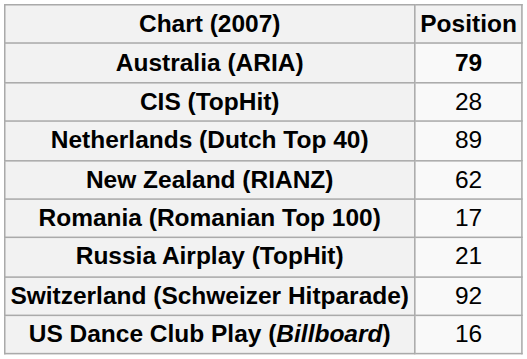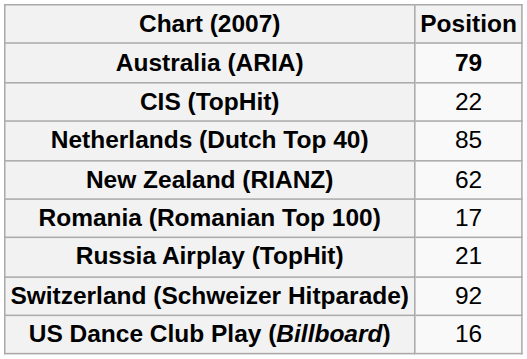(469, 101) 28 -> (469, 101) 22
(469, 140) 89 -> (469, 140) 85
